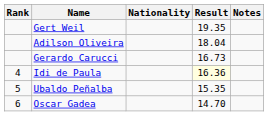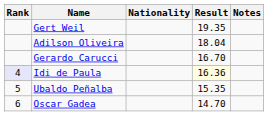(212, 58) 16.73 -> (212, 58) 16.70
(18, 73) no background -> (18, 73) lavender background
